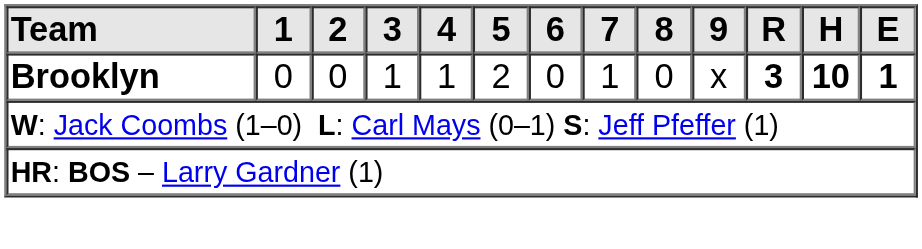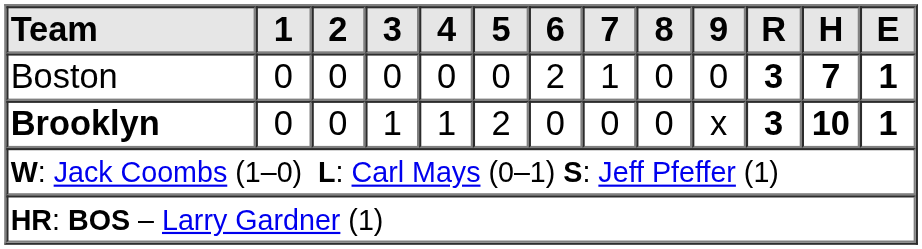+ row: (64, 76)
(610, 76) 1 -> (610, 123) 0
